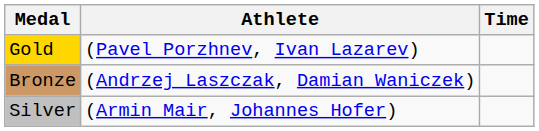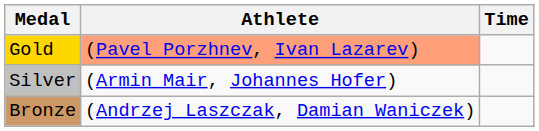(252, 50) no background -> (252, 50) lightsalmon background
rows swapped: (43, 111) <-> (43, 80)
